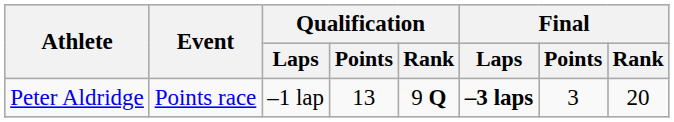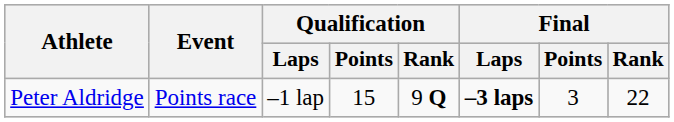(364, 97) 13 -> (364, 97) 15
(638, 97) 20 -> (638, 97) 22
